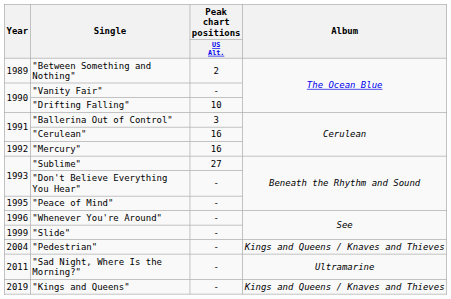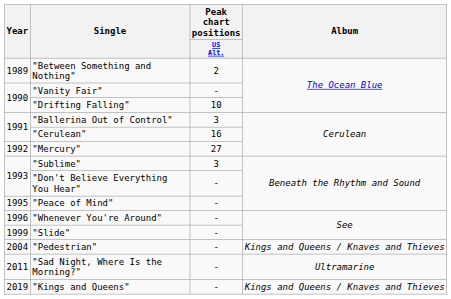(216, 149) 16 -> (216, 149) 27
(216, 164) 27 -> (216, 164) 3
